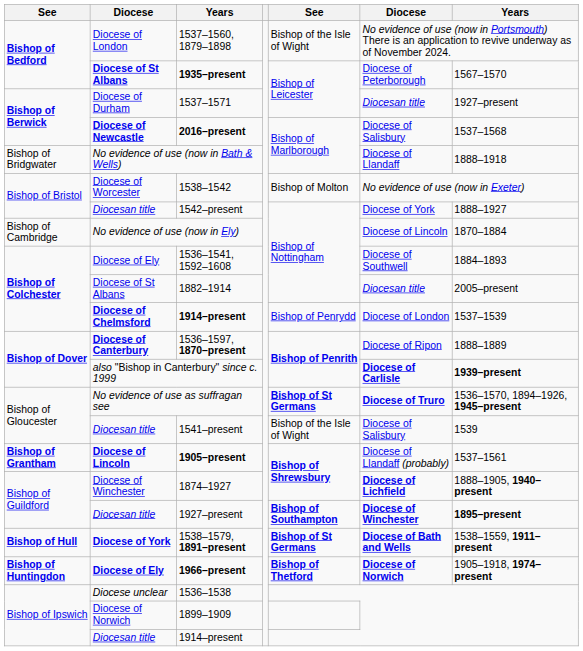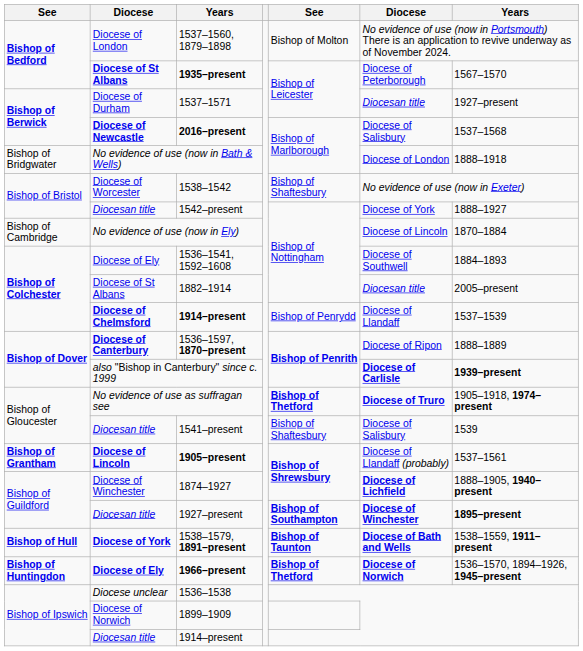(311, 40) Bishop of the Isle of Wight -> (309, 40) Bishop of Molton
(387, 159) Diocese of Llandaff -> (406, 159) Diocese of London
(309, 187) Bishop of Molton -> (298, 187) Bishop of Shaftesbury
(406, 317) Diocese of London -> (387, 317) Diocese of Llandaff
(301, 401) Bishop of St Germans -> (295, 401) Bishop of Thetford
(511, 401) 1536–1570, 1894–1926, 1945–present -> (498, 401) 1905–1918, 1974–present
(311, 429) Bishop of the Isle of Wight -> (298, 429) Bishop of Shaftesbury
(301, 542) Bishop of St Germans -> (295, 542) Bishop of Taunton
(498, 570) 1905–1918, 1974–present -> (511, 570) 1536–1570, 1894–1926, 1945–present
